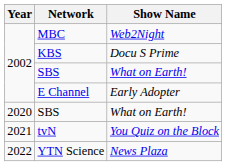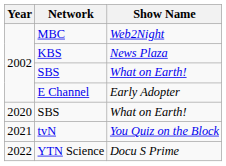(144, 53) Docu S Prime -> (139, 53) News Plaza
(139, 151) News Plaza -> (144, 151) Docu S Prime
